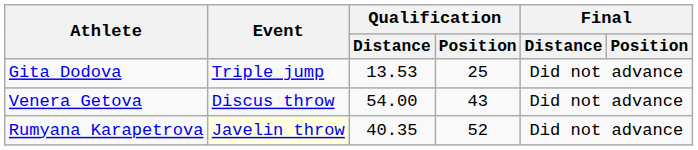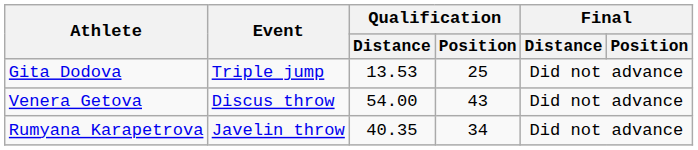(278, 130) lightyellow background -> (278, 130) no background
(478, 130) 52 -> (478, 130) 34
